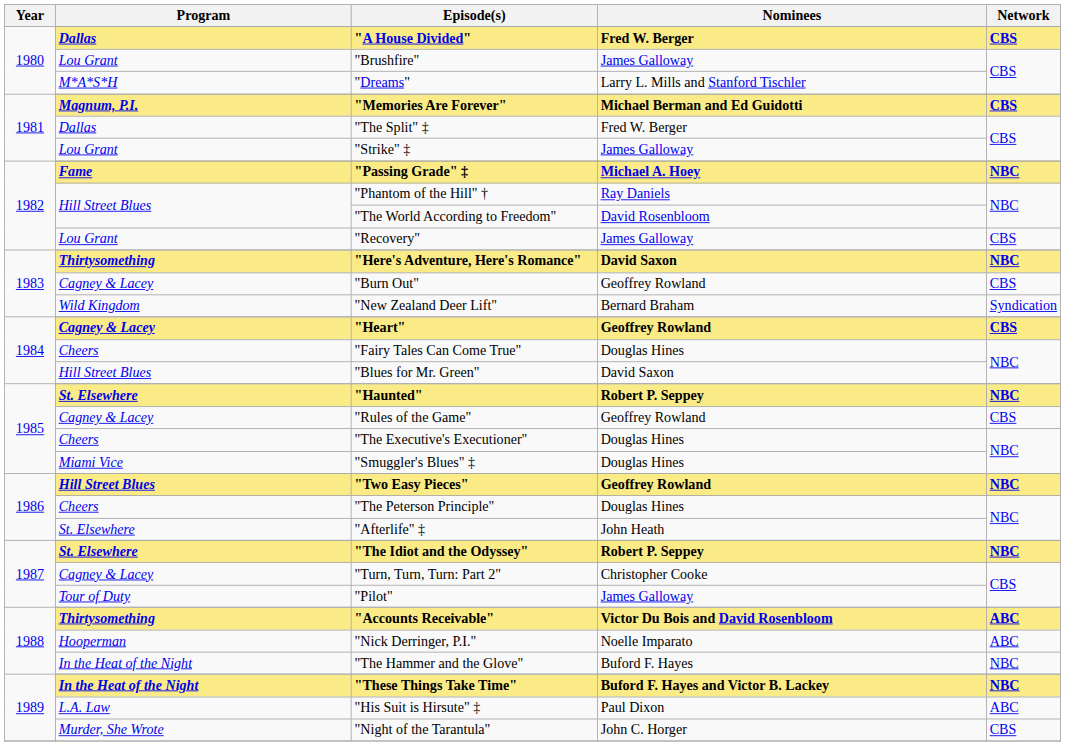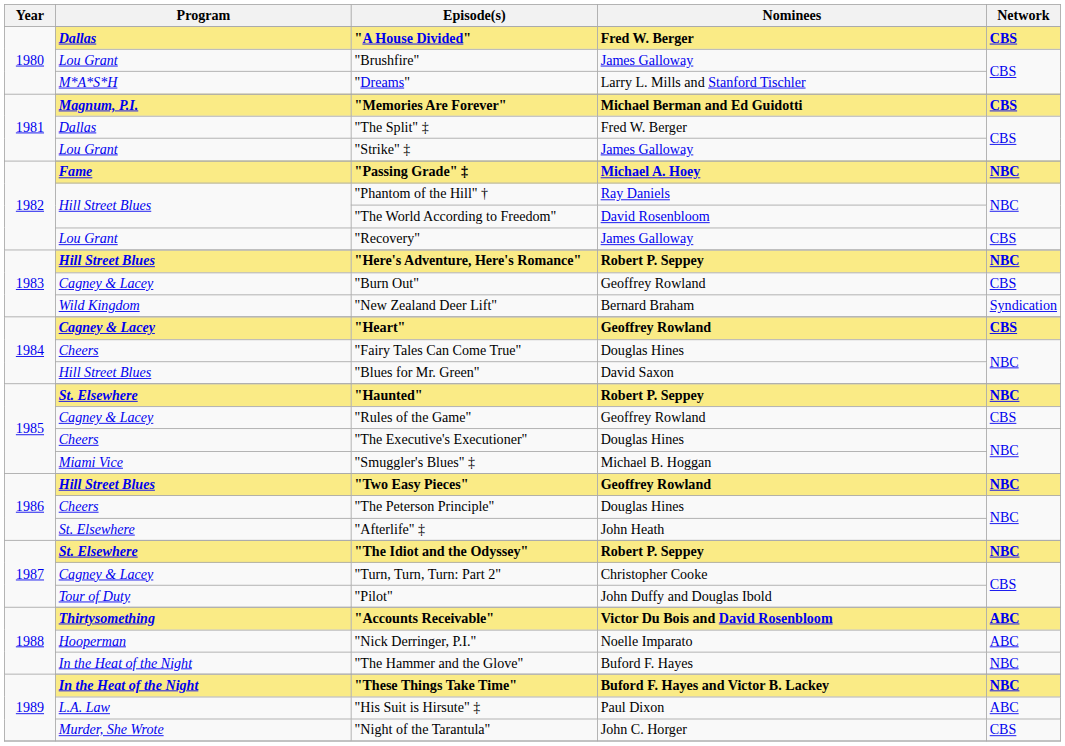(107, 261) Thirtysomething -> (107, 261) Hill Street Blues
(639, 261) David Saxon -> (652, 261) Robert P. Seppey
(642, 462) Douglas Hines -> (656, 462) Michael B. Hoggan
(647, 596) James Galloway -> (686, 596) John Duffy and Douglas Ibold
